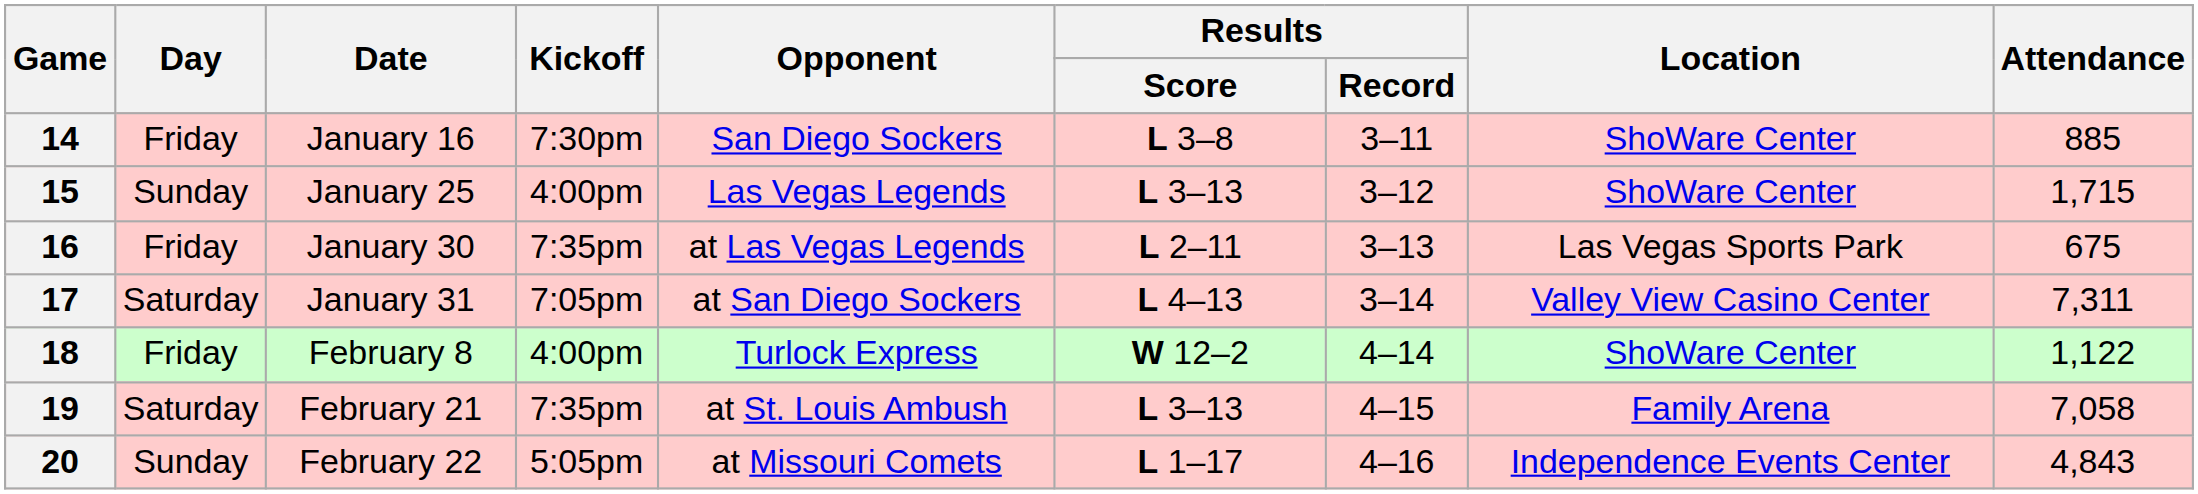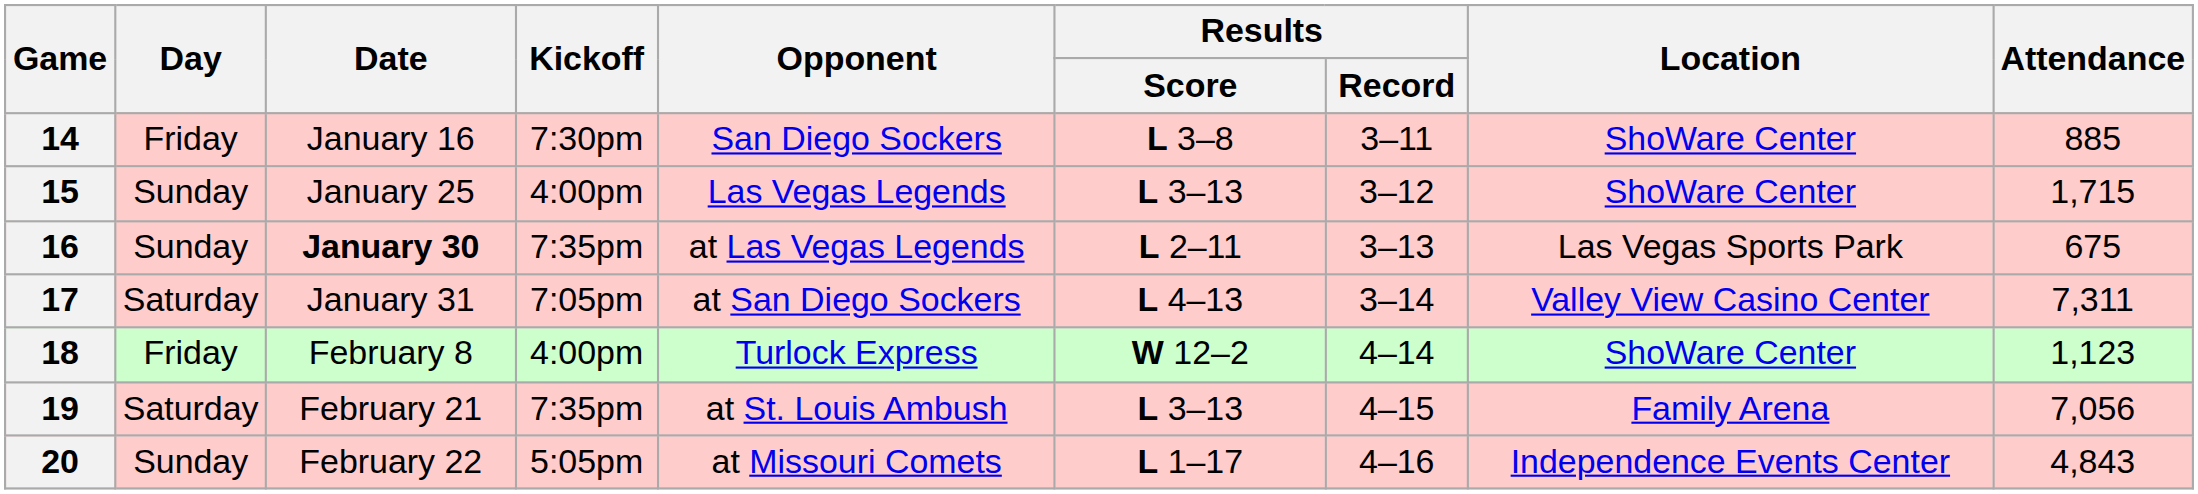(191, 246) Friday -> (191, 246) Sunday
(391, 246) normal -> (391, 246) bold
(2093, 354) 1,122 -> (2093, 354) 1,123
(2093, 407) 7,058 -> (2093, 407) 7,056
